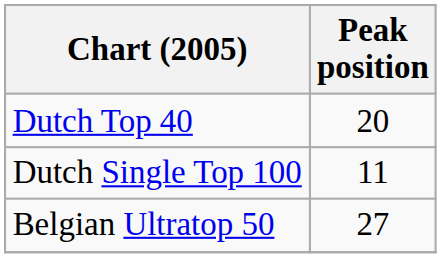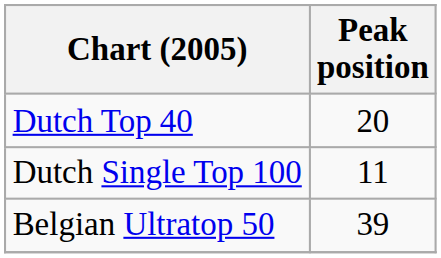(373, 224) 27 -> (373, 224) 39
